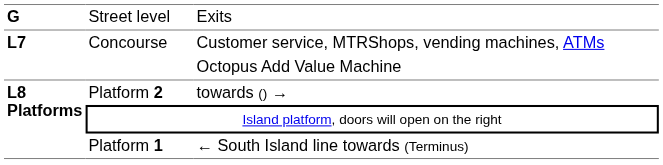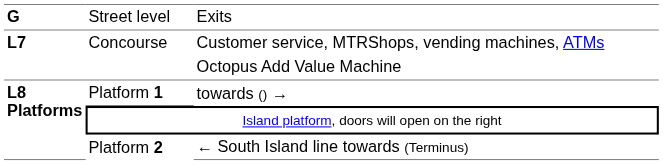(126, 92) Platform 2 -> (126, 92) Platform 1
(126, 145) Platform 1 -> (126, 147) Platform 2
